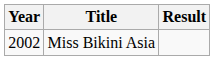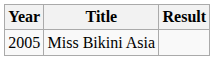(24, 42) 2002 -> (24, 42) 2005
